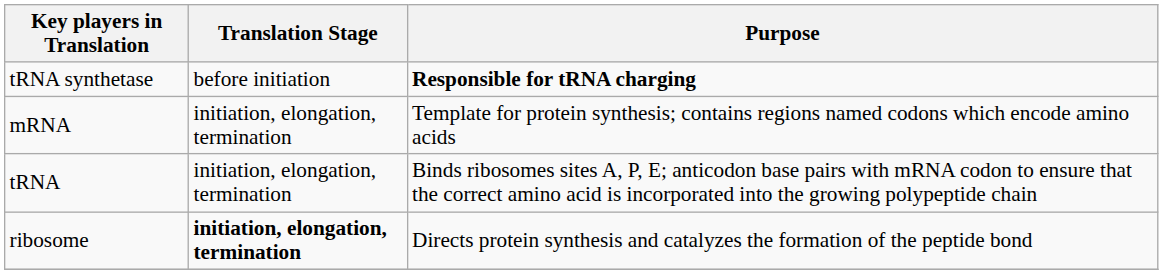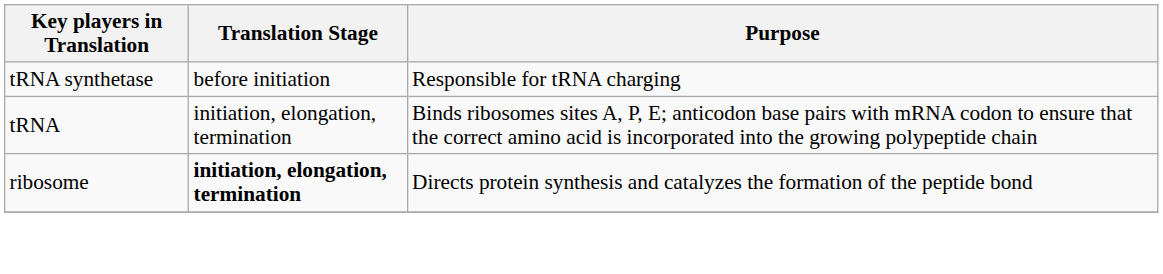(554, 79) bold -> (546, 79) normal
- row: (40, 124)
